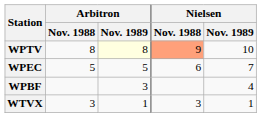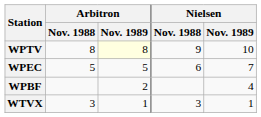(198, 49) lightsalmon background -> (198, 49) no background
(145, 85) 3 -> (145, 85) 2
